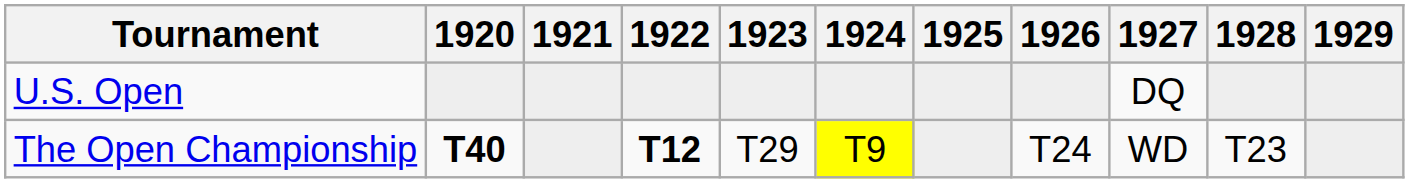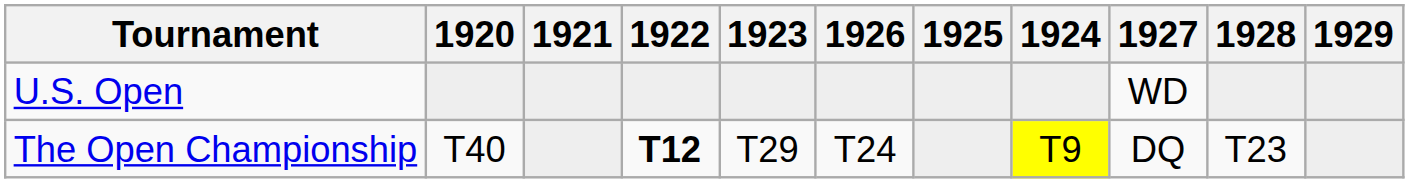columns swapped: (865, 34) <-> (1060, 34)
(1158, 92) DQ -> (1158, 92) WD
(474, 149) bold -> (474, 149) normal
(1158, 149) WD -> (1158, 149) DQ
